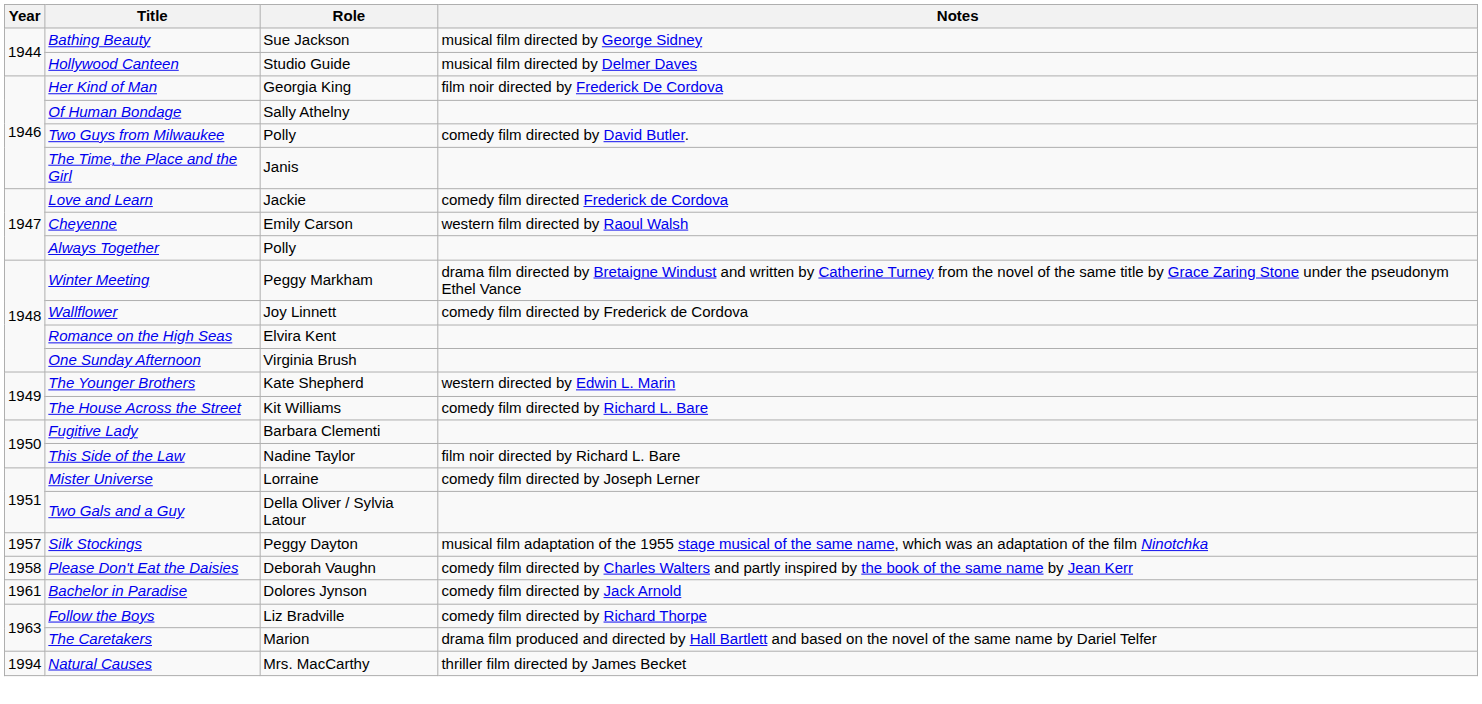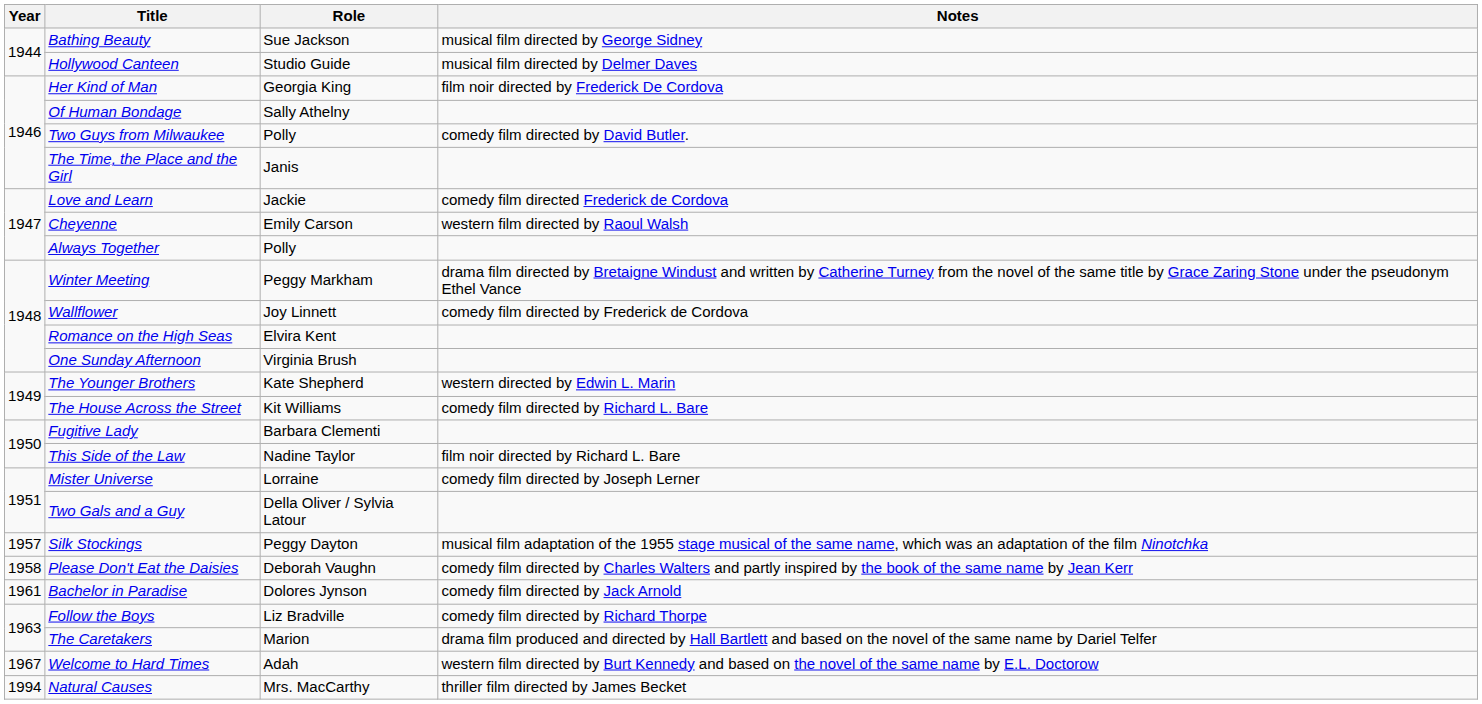+ row: (129, 663)
